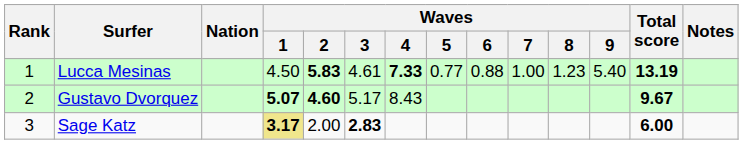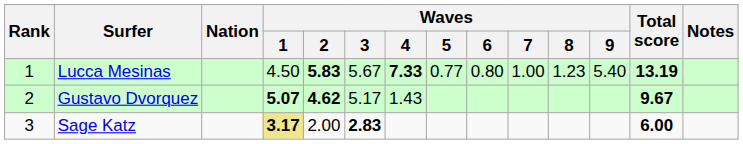(365, 71) 4.61 -> (365, 71) 5.67
(487, 71) 0.88 -> (487, 71) 0.80
(324, 98) 4.60 -> (324, 98) 4.62
(406, 98) 8.43 -> (406, 98) 1.43
